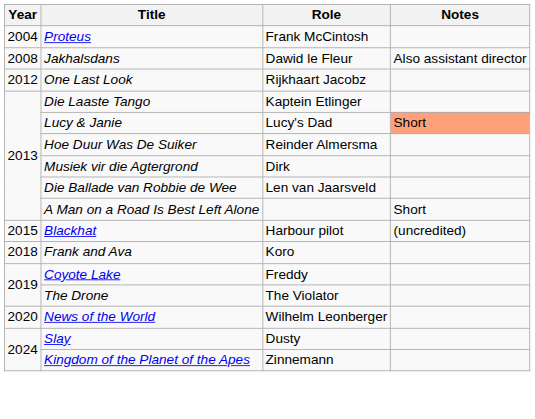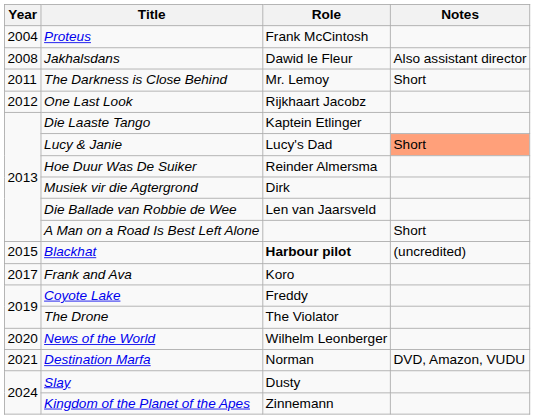+ row: (136, 79)
(304, 230) normal -> (308, 252) bold
(23, 252) 2018 -> (23, 274) 2017
+ row: (97, 360)
